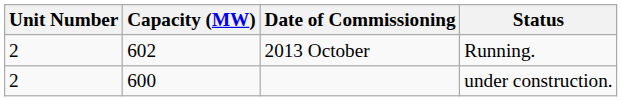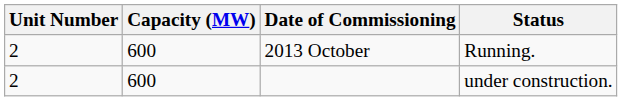(142, 50) 602 -> (142, 50) 600
